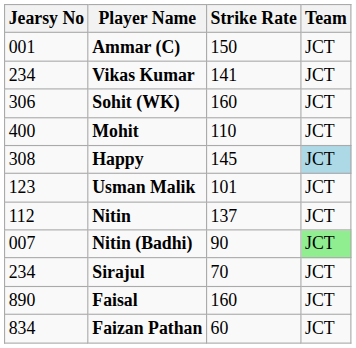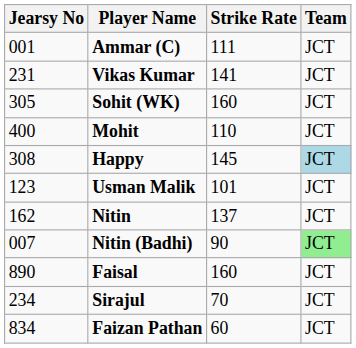(224, 46) 150 -> (223, 46) 111
(22, 74) 234 -> (22, 74) 231
(22, 103) 306 -> (22, 103) 305
(22, 215) 112 -> (22, 215) 162
rows swapped: (115, 300) <-> (118, 272)
